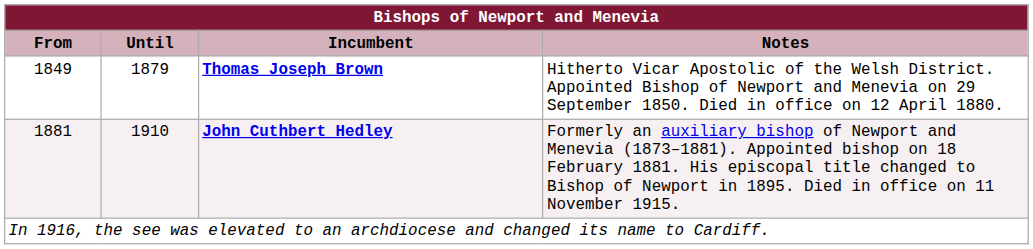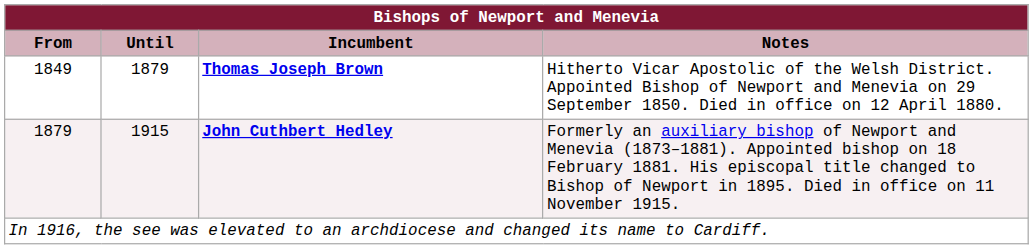(53, 132) 1881 -> (53, 132) 1879
(150, 132) 1910 -> (150, 132) 1915
